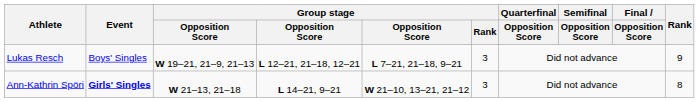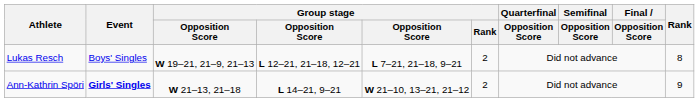(485, 58) 3 -> (485, 58) 2
(680, 58) 9 -> (680, 58) 8
(485, 85) 3 -> (485, 85) 2
(680, 85) 8 -> (680, 85) 9
